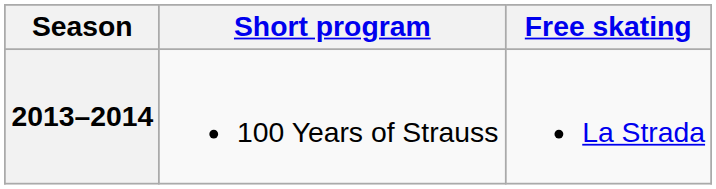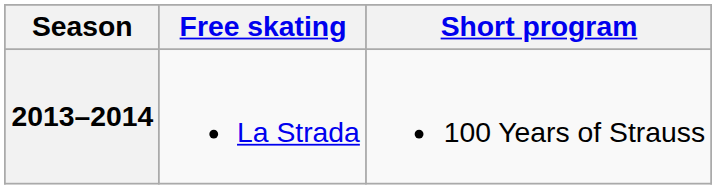columns swapped: (332, 26) <-> (608, 26)
